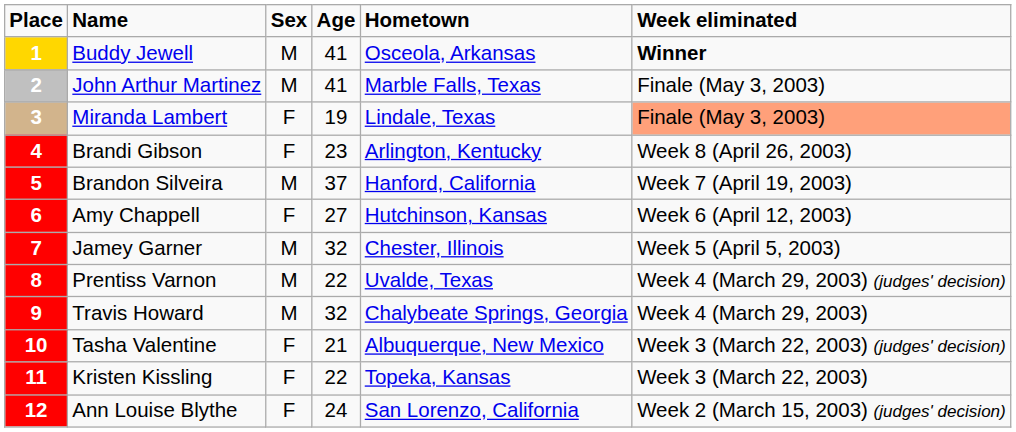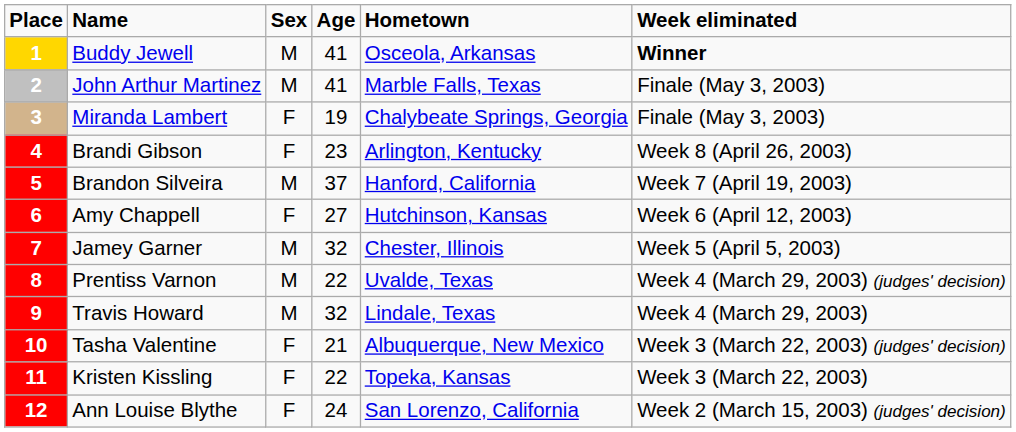(430, 118) Lindale, Texas -> (496, 118) Chalybeate Springs, Georgia
(731, 118) lightsalmon background -> (731, 118) no background
(496, 313) Chalybeate Springs, Georgia -> (430, 313) Lindale, Texas
